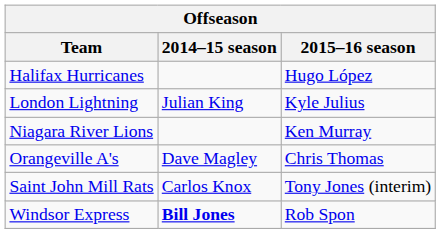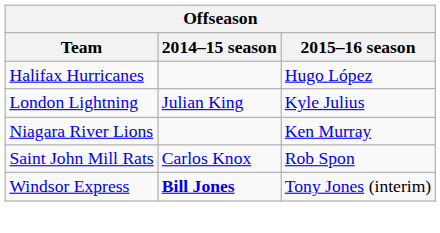- row: (64, 158)
(358, 186) Tony Jones (interim) -> (320, 158) Rob Spon
(320, 214) Rob Spon -> (358, 186) Tony Jones (interim)
